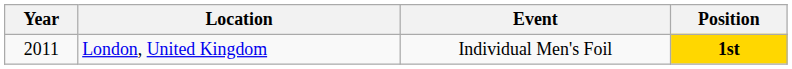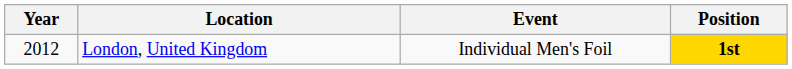(41, 49) 2011 -> (41, 49) 2012
